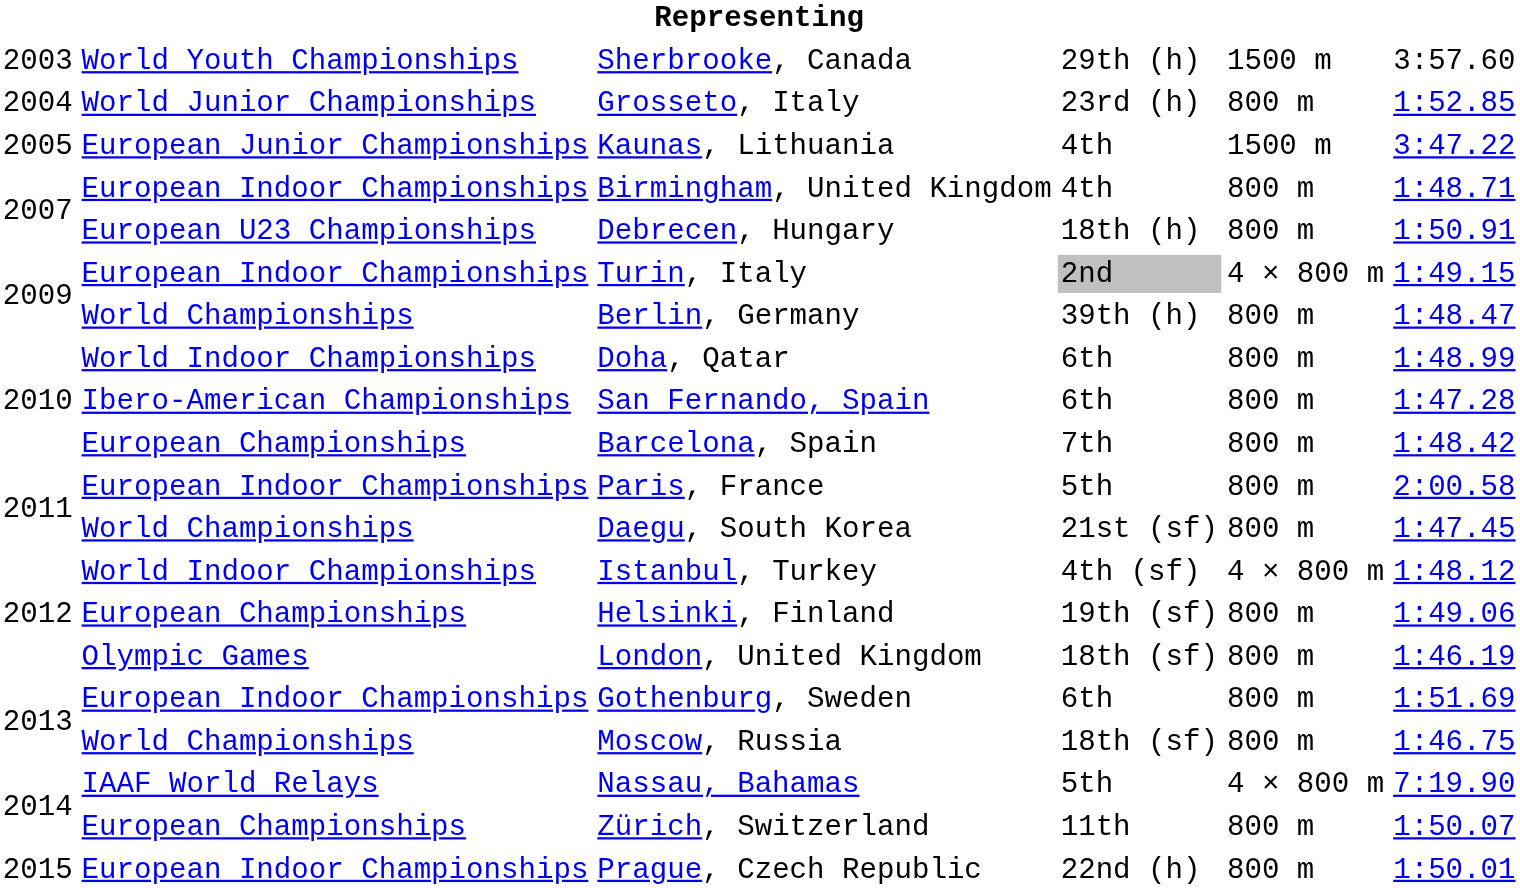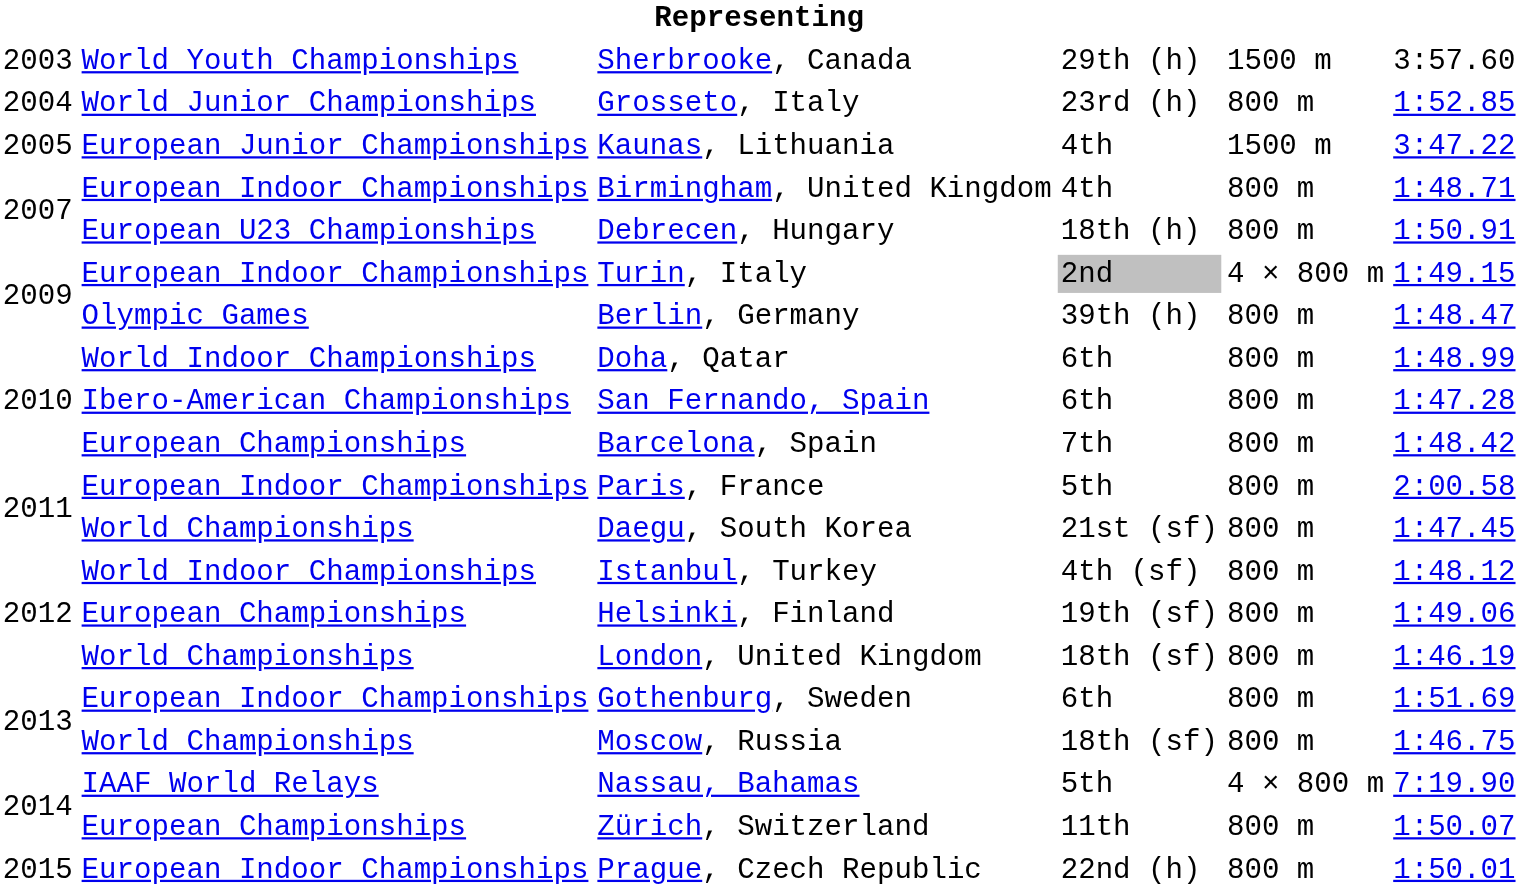(248, 316) World Championships -> (195, 316) Olympic Games
(1306, 572) 4 × 800 m -> (1271, 572) 800 m
(195, 657) Olympic Games -> (248, 657) World Championships
